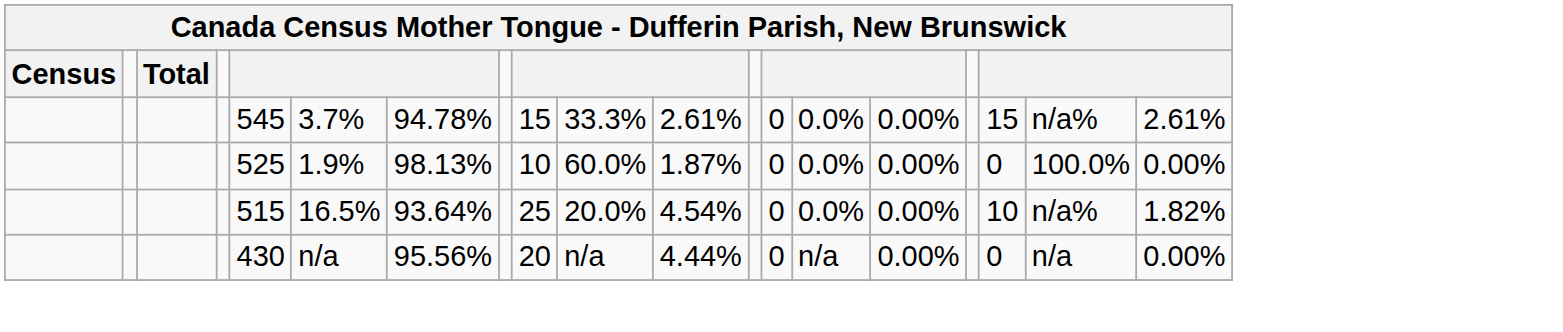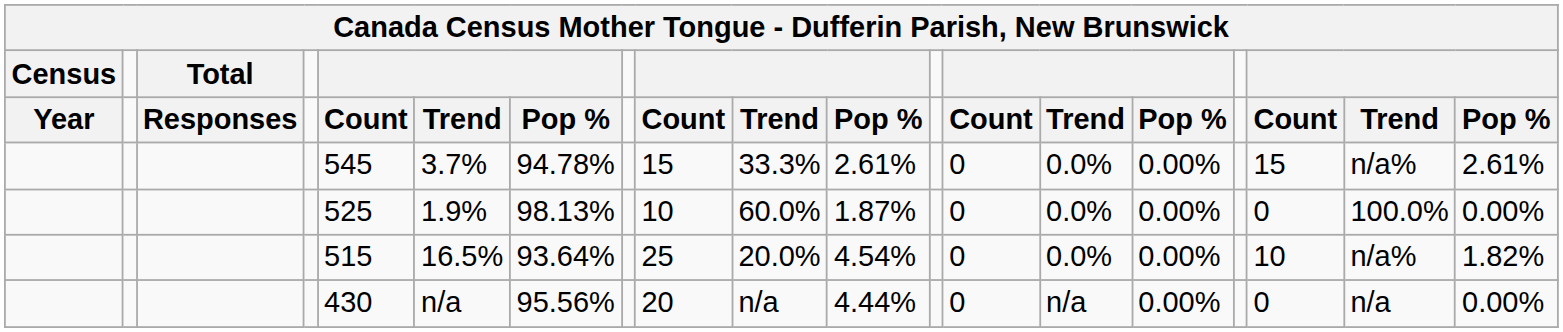+ row: (64, 119)
